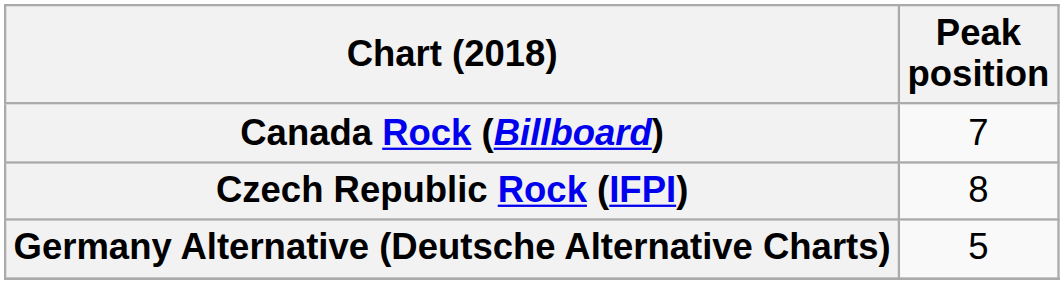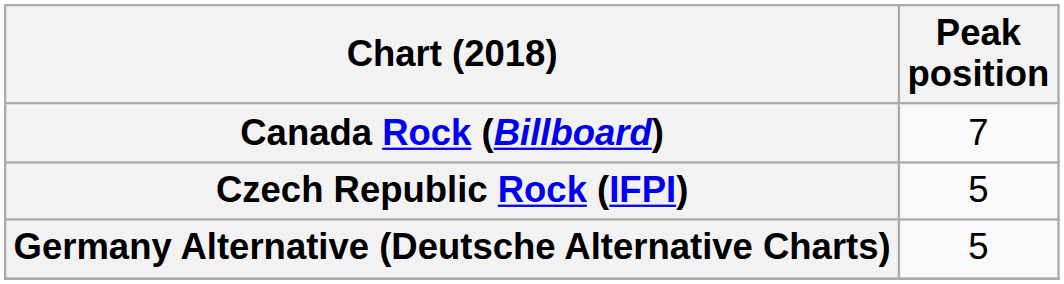(978, 190) 8 -> (978, 190) 5
